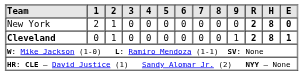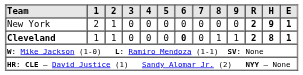(271, 24) 8 -> (271, 24) 9
(289, 24) 0 -> (289, 24) 1
(96, 37) 0 -> (96, 37) 1
(184, 37) normal -> (184, 37) bold
(219, 37) 0 -> (219, 37) 1
